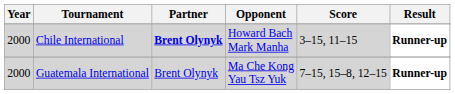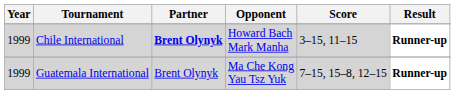(19, 40) 2000 -> (19, 40) 1999
(19, 73) 2000 -> (19, 73) 1999
